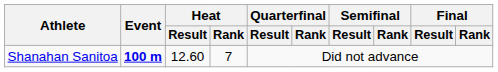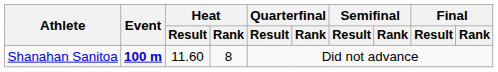(188, 57) 12.60 -> (188, 57) 11.60
(229, 57) 7 -> (229, 57) 8
